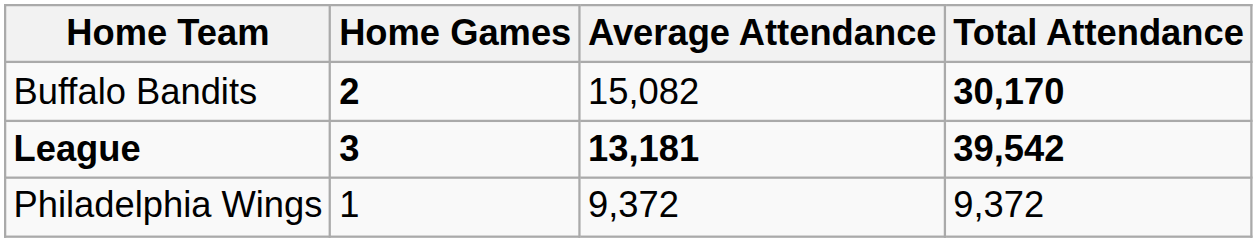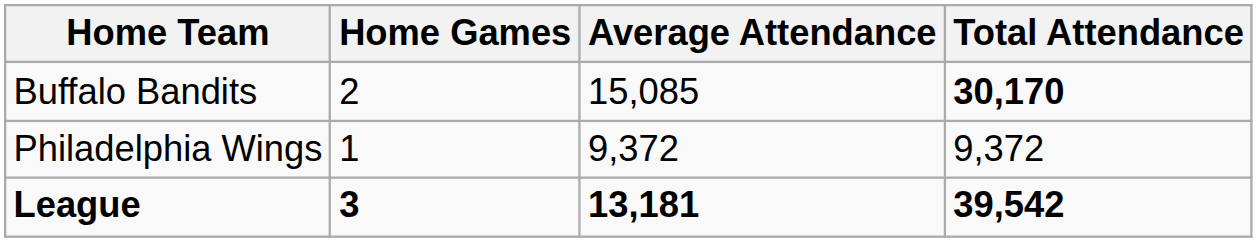(349, 90) bold -> (349, 90) normal
(644, 90) 15,082 -> (644, 90) 15,085
rows swapped: (168, 206) <-> (77, 148)
